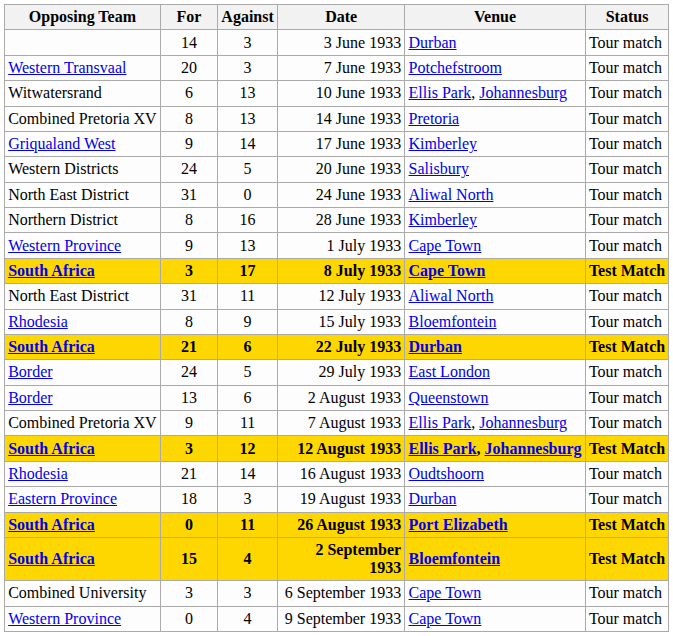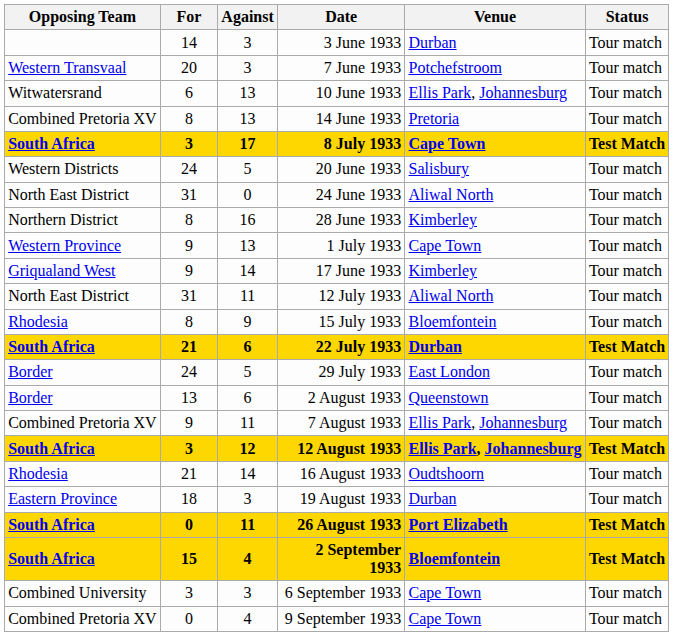rows swapped: (359, 144) <-> (363, 270)
(65, 618) Western Province -> (82, 618) Combined Pretoria XV
